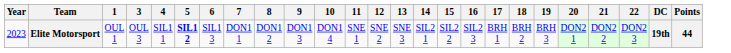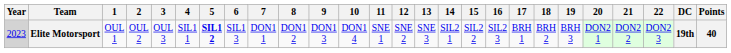+ column: (139, 12)
(16, 33) no background -> (16, 33) lightgrey background
(687, 33) 44 -> (712, 33) 40
